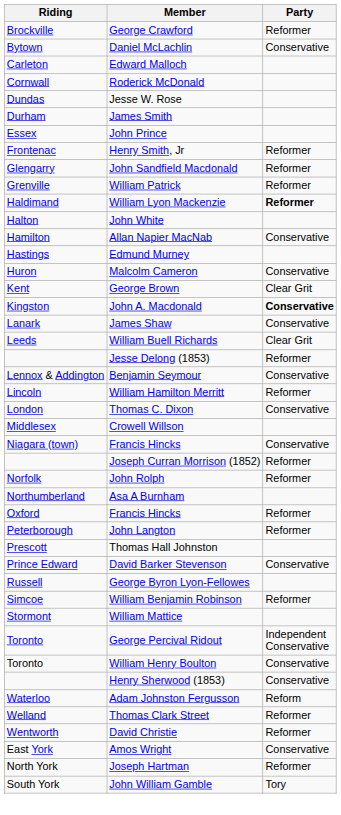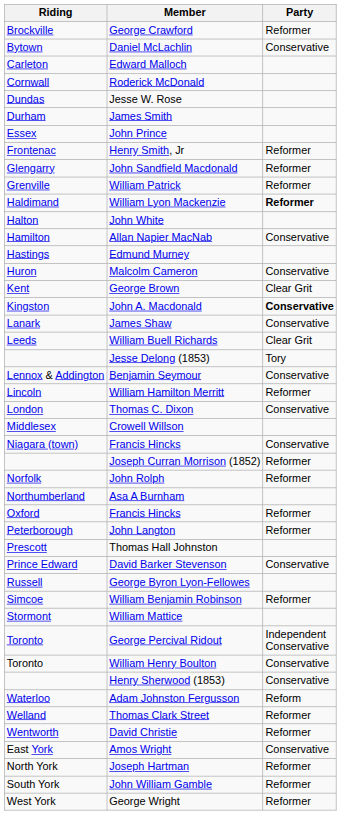(288, 358) Reformer -> (276, 358) Tory
(276, 784) Tory -> (288, 784) Reformer
+ row: (31, 801)
